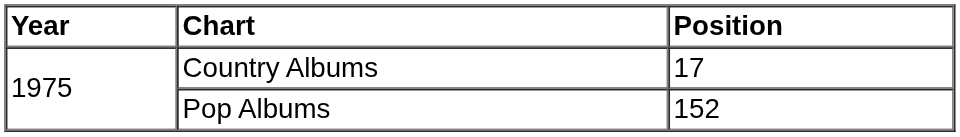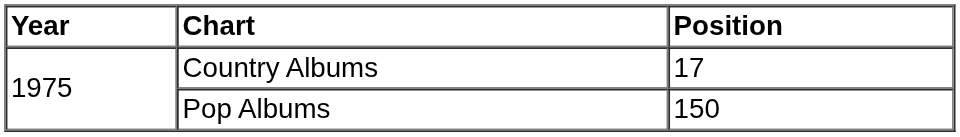(697, 109) 152 -> (697, 109) 150
